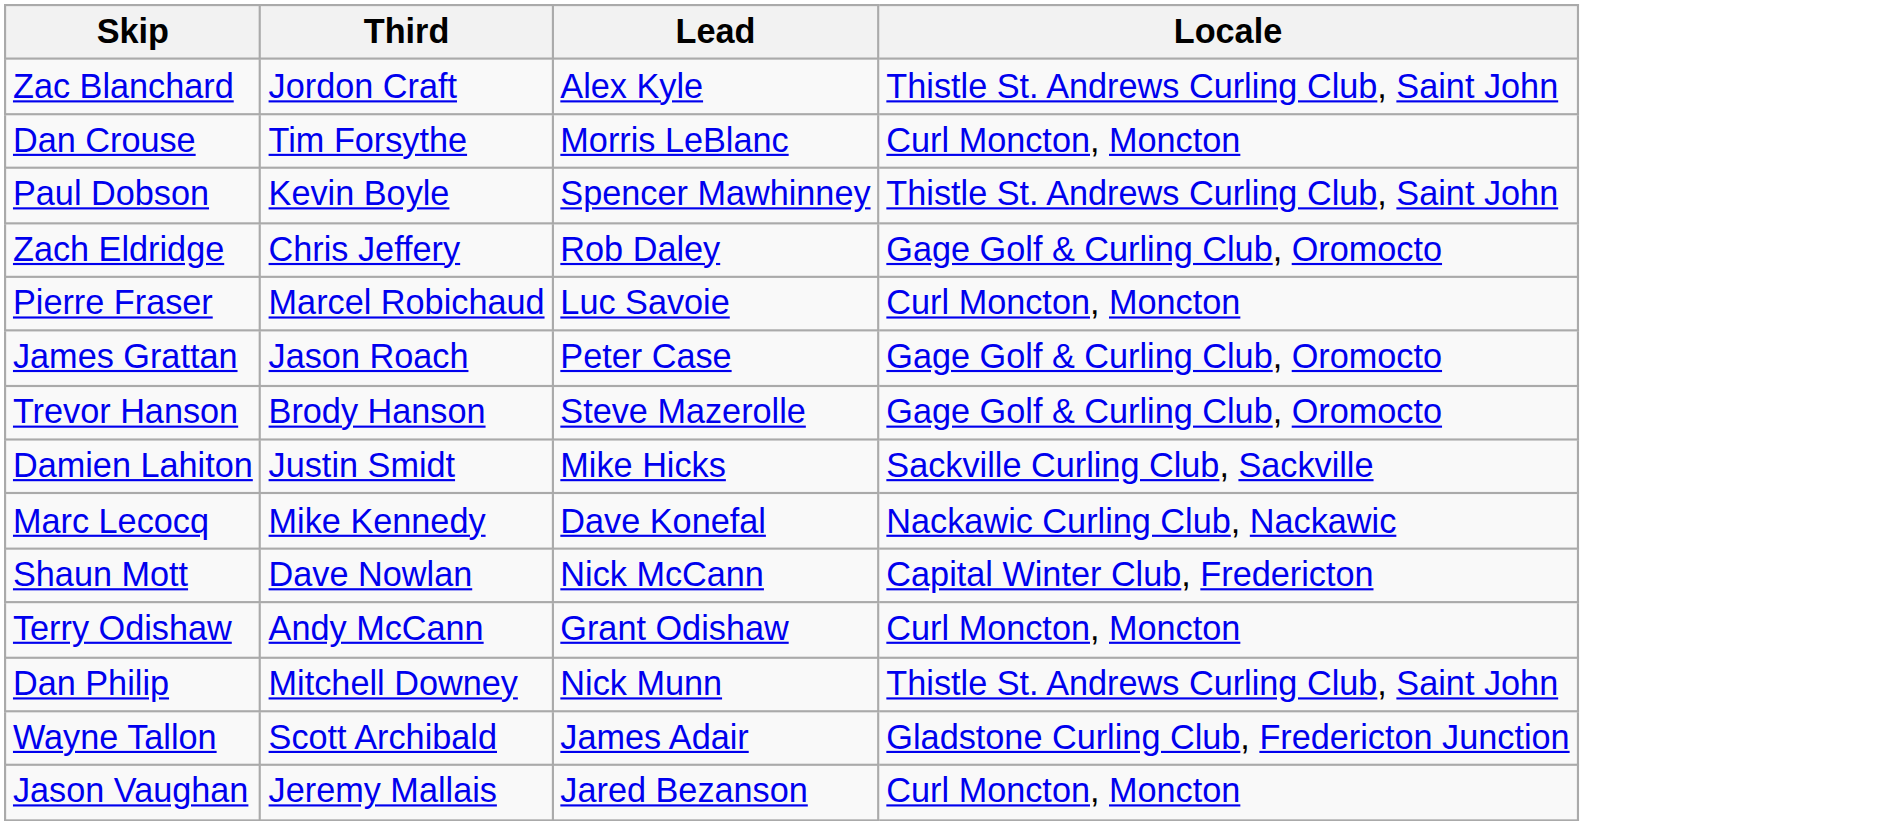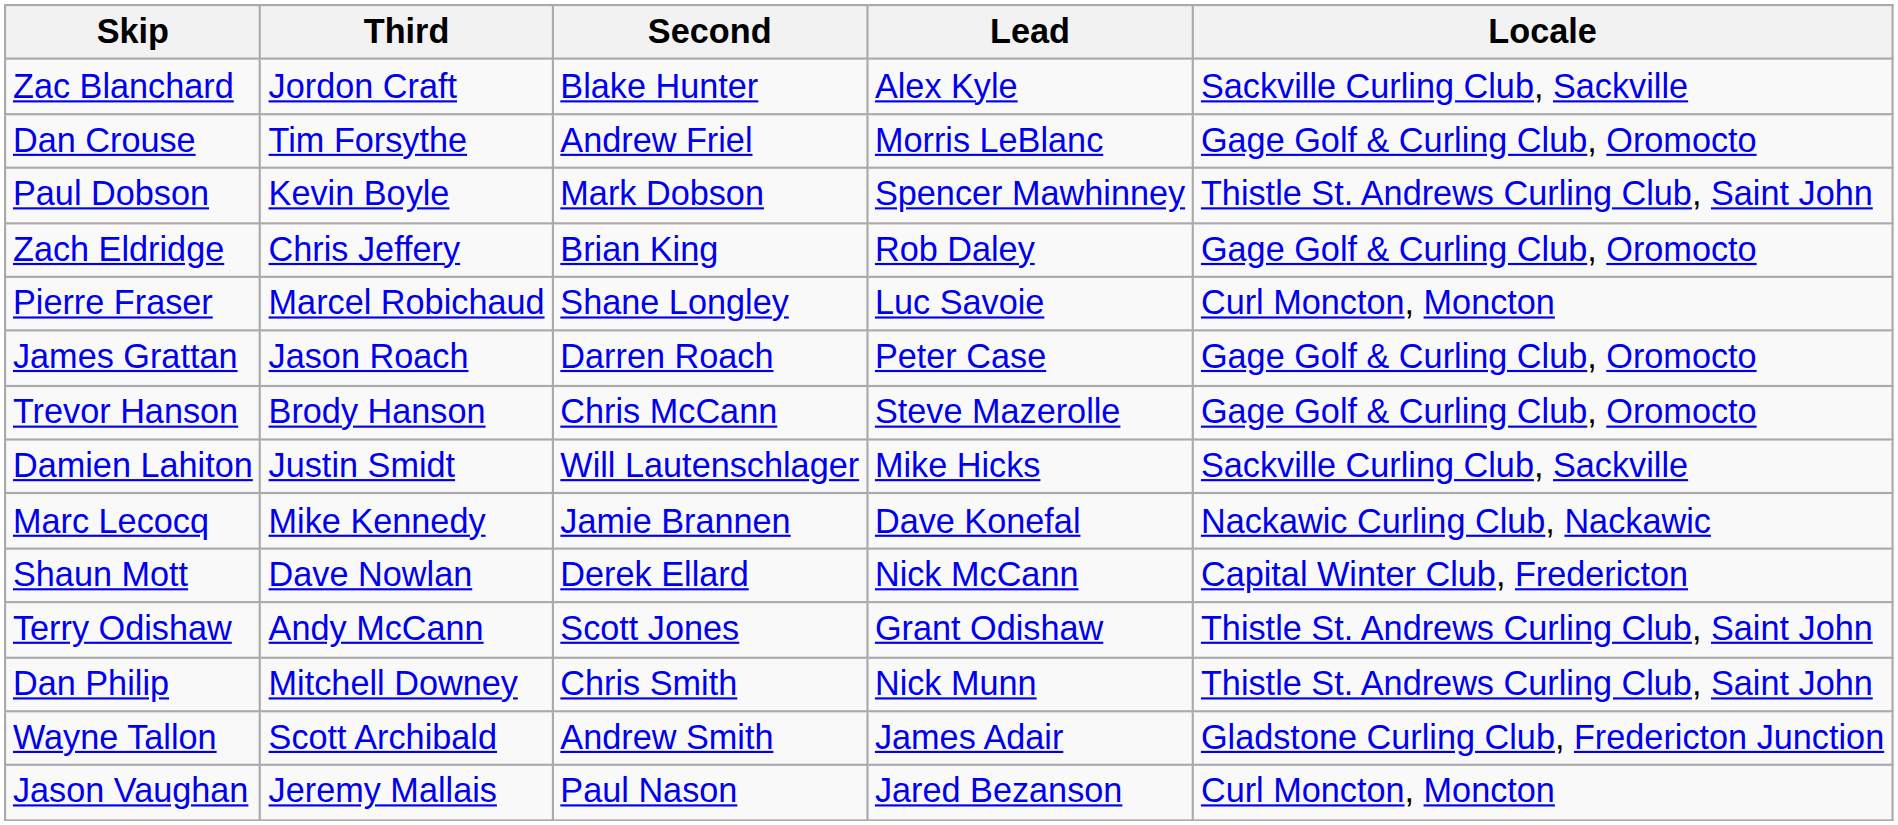+ column: (710, 31)
(1222, 85) Thistle St. Andrews Curling Club, Saint John -> (1445, 85) Sackville Curling Club, Sackville
(1063, 140) Curl Moncton, Moncton -> (1479, 140) Gage Golf & Curling Club, Oromocto
(1063, 628) Curl Moncton, Moncton -> (1537, 628) Thistle St. Andrews Curling Club, Saint John
